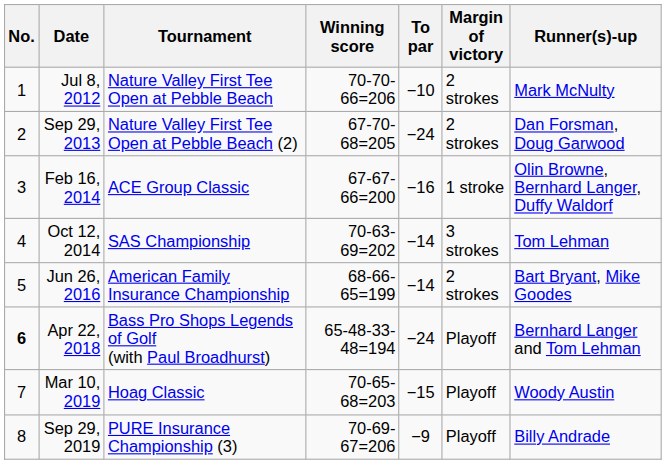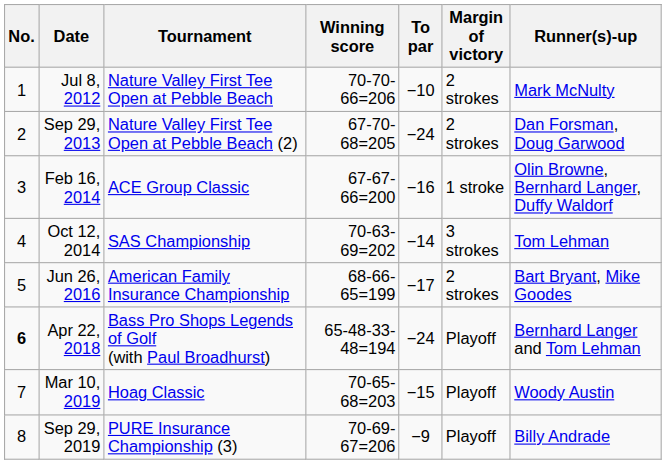(421, 285) −14 -> (421, 285) −17
